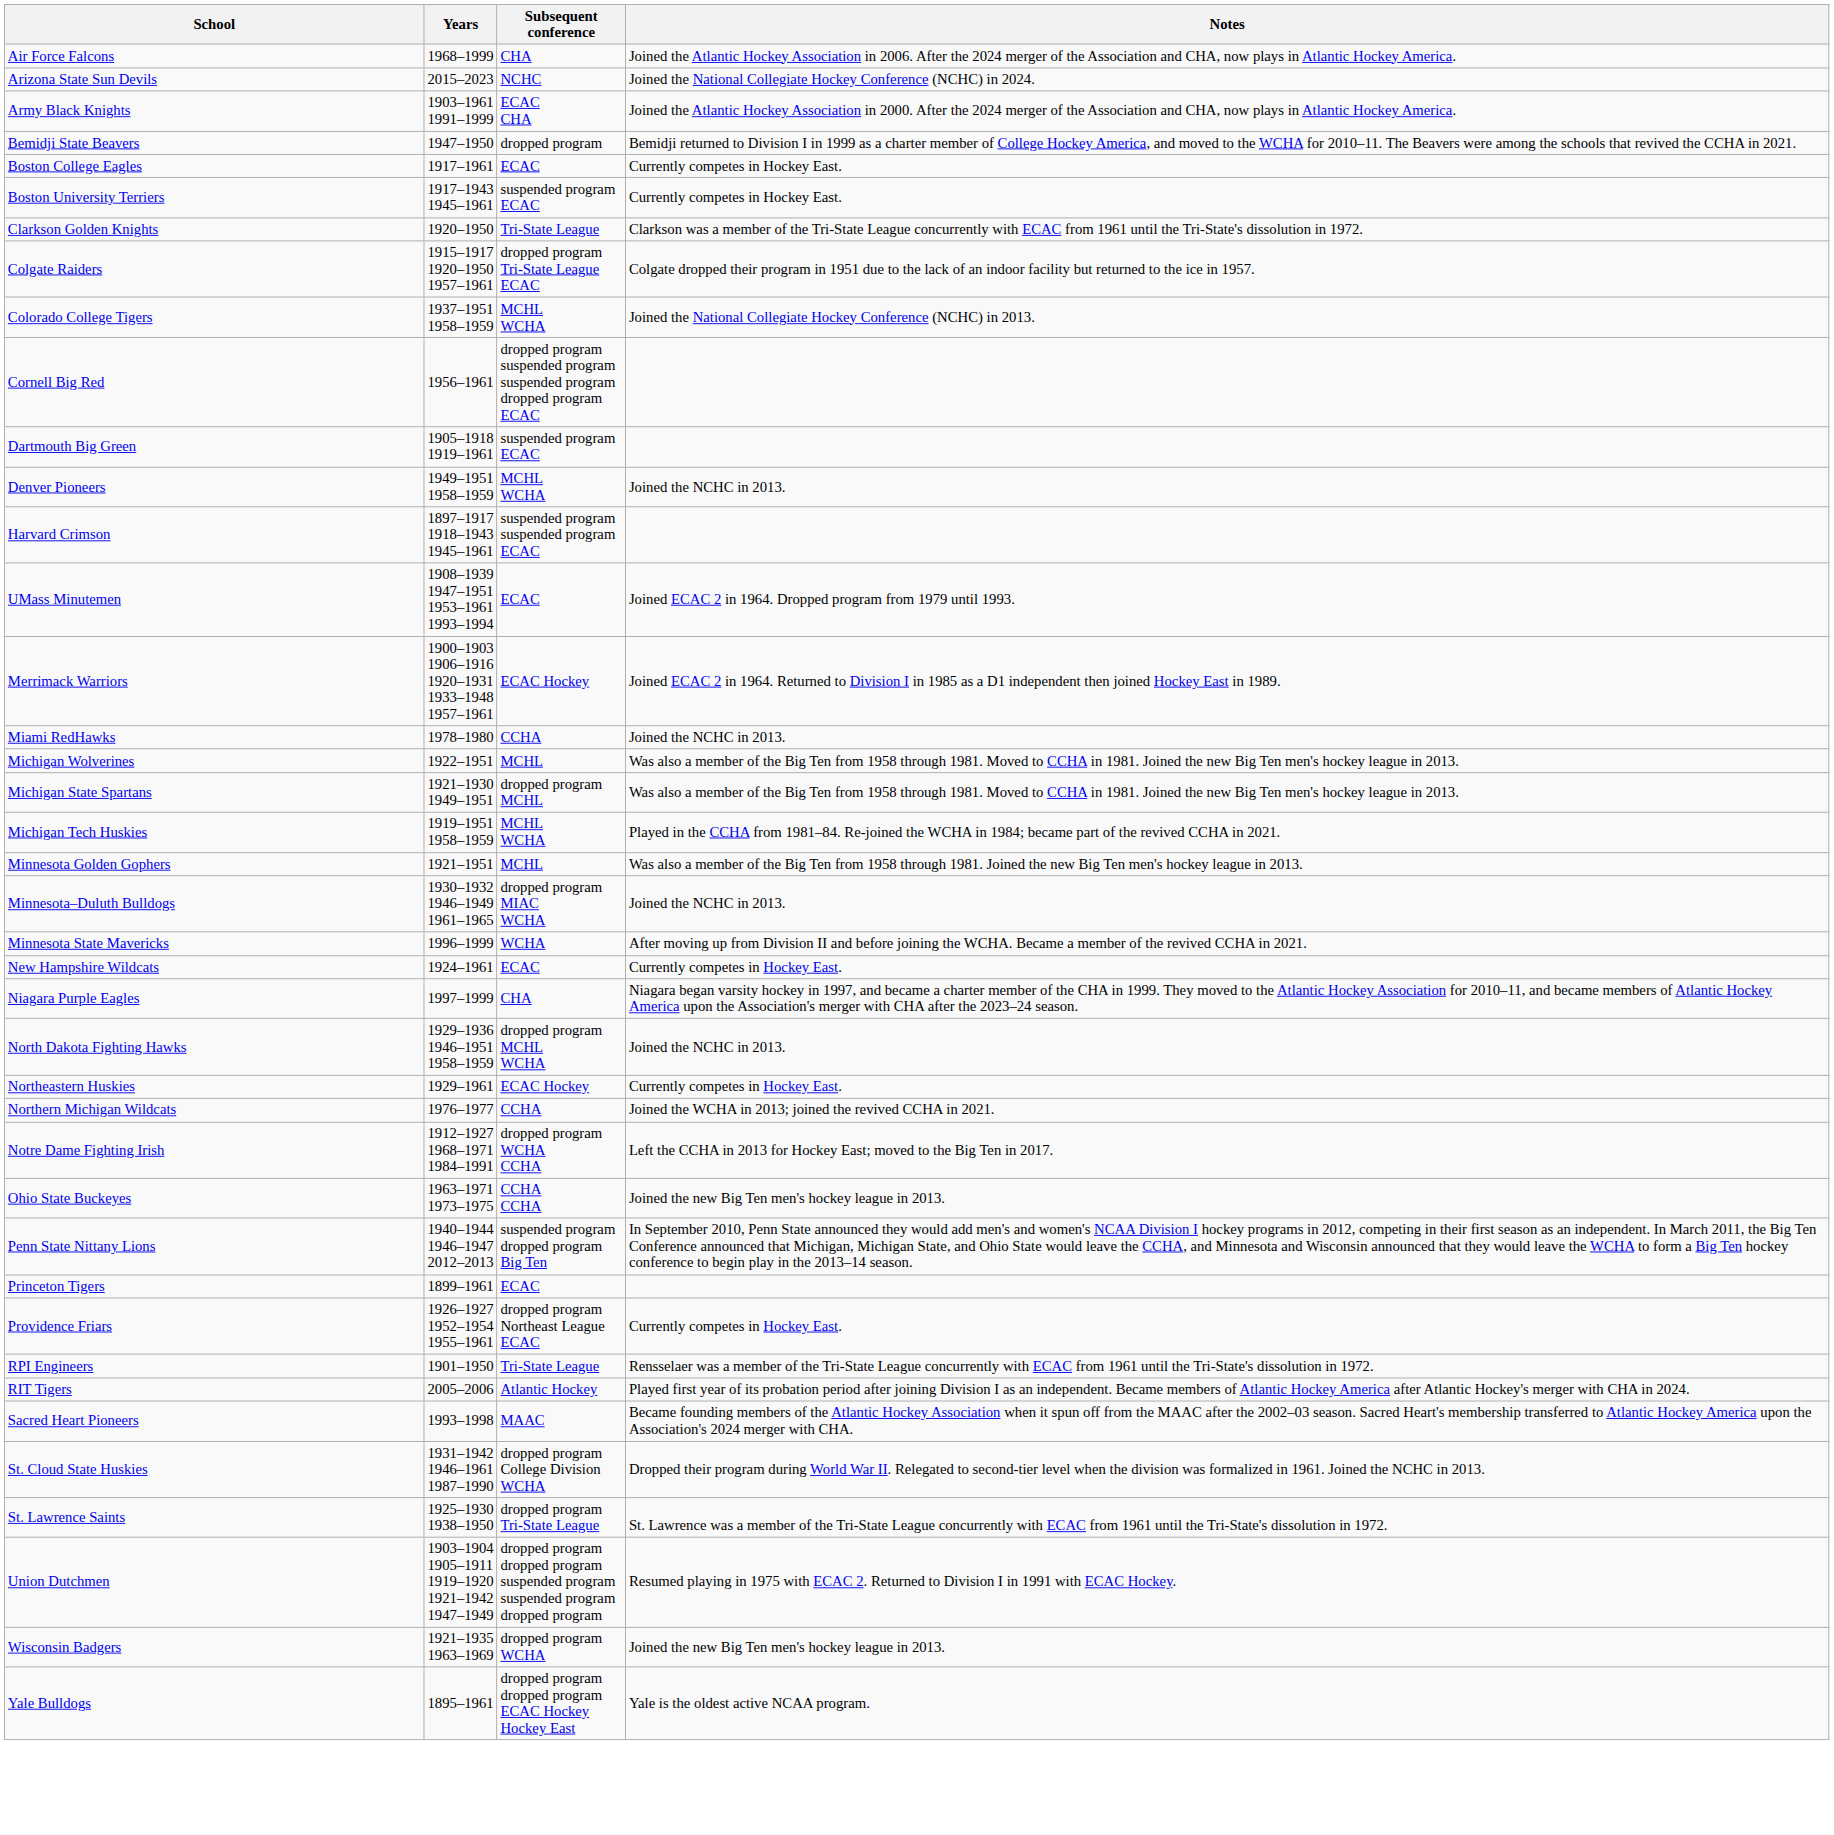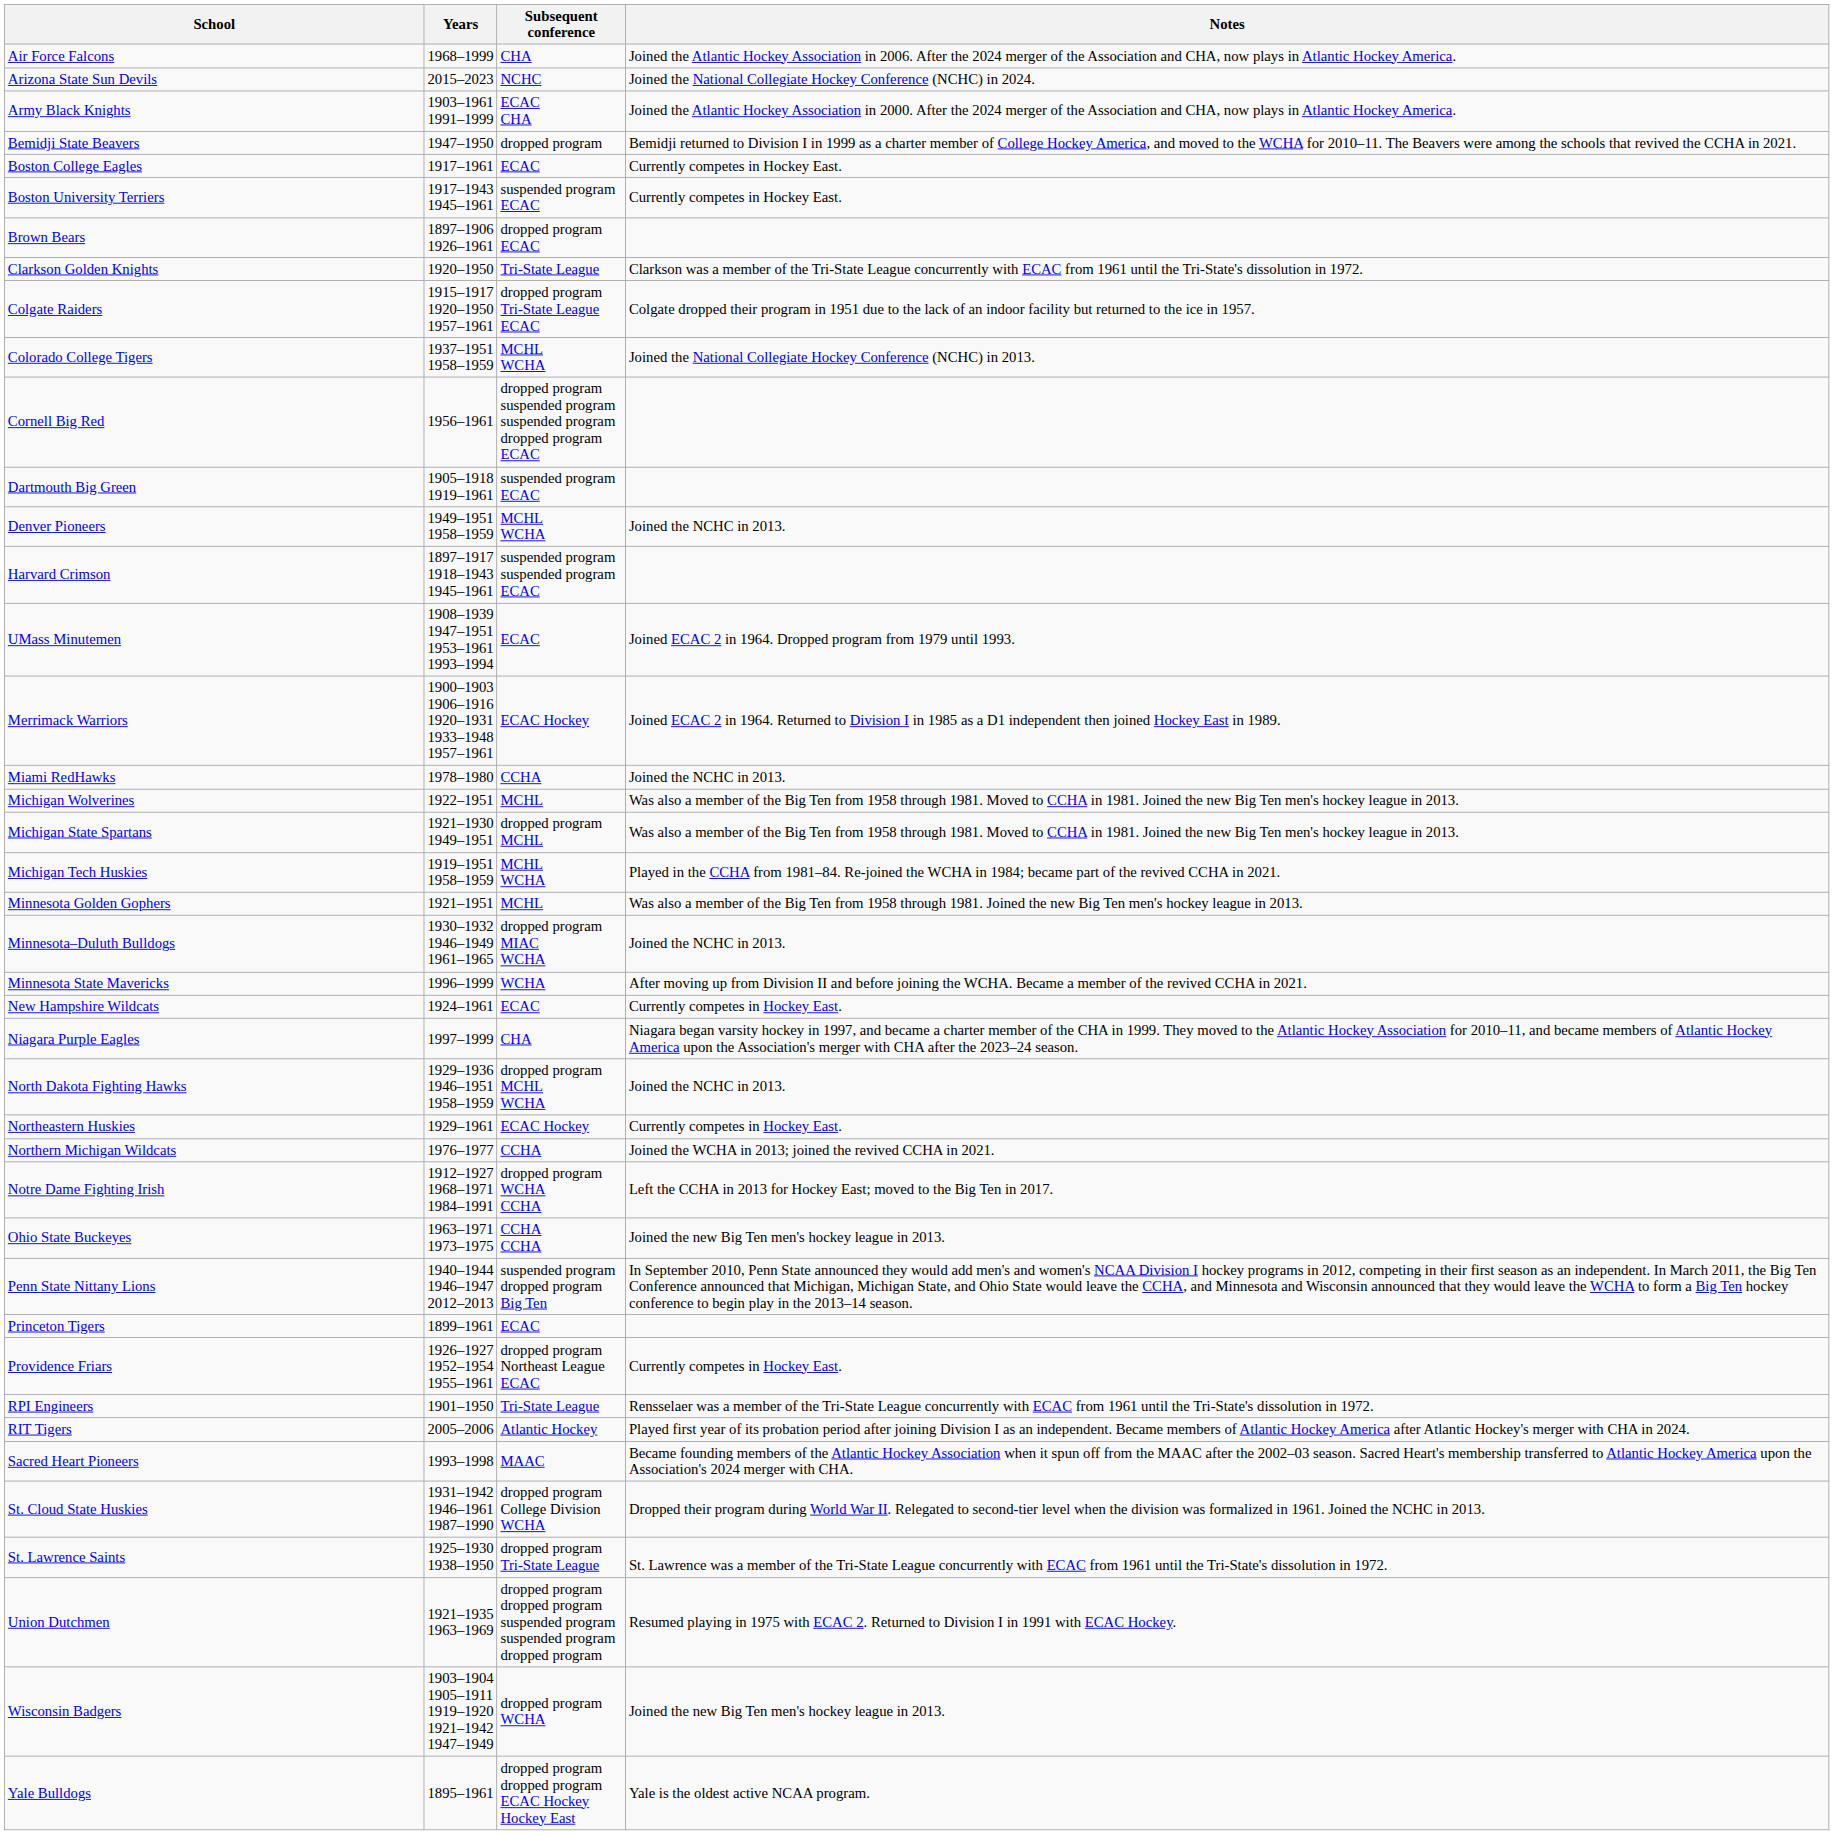+ row: (46, 237)
(461, 1582) 1903–1904 1905–1911 1919–1920 1921–1942 1947–1949 -> (461, 1622) 1921–1935 1963–1969
(461, 1646) 1921–1935 1963–1969 -> (461, 1711) 1903–1904 1905–1911 1919–1920 1921–1942 1947–1949
